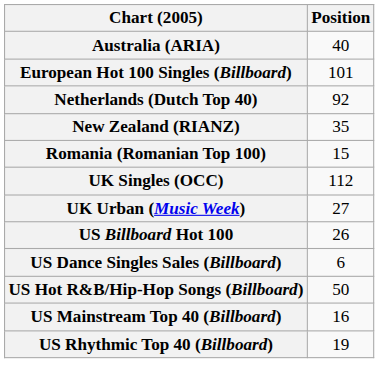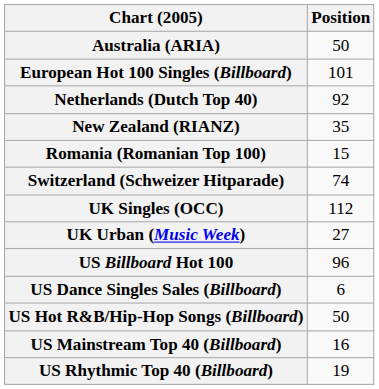(341, 45) 40 -> (341, 45) 50
+ row: (156, 180)
(341, 235) 26 -> (341, 262) 96
